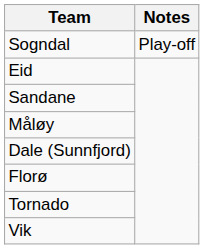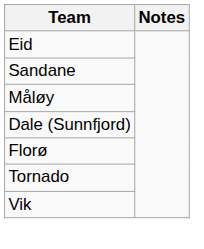- row: (39, 44)
